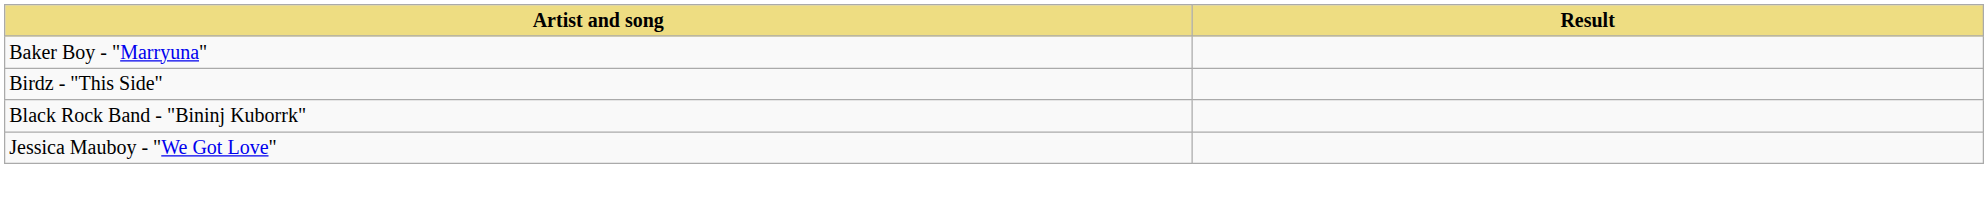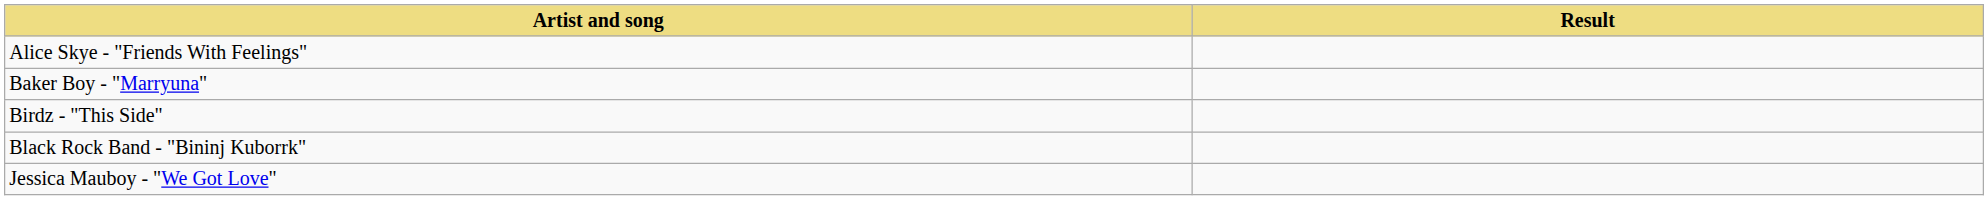+ row: (158, 52)
